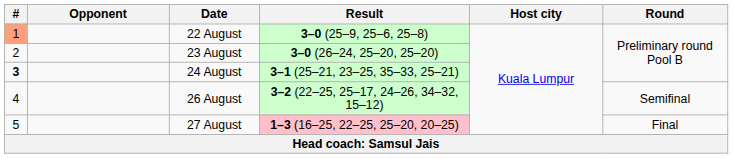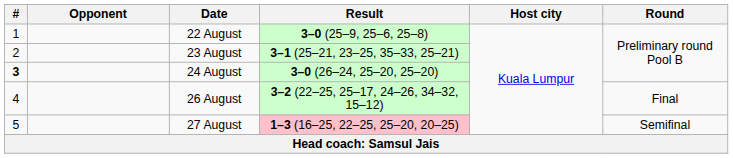(16, 34) lightsalmon background -> (16, 34) no background
(365, 53) 3–0 (26–24, 25–20, 25–20) -> (365, 53) 3–1 (25–21, 23–25, 35–33, 25–21)
(365, 72) 3–1 (25–21, 23–25, 35–33, 25–21) -> (365, 72) 3–0 (26–24, 25–20, 25–20)
(665, 99) Semifinal -> (665, 99) Final
(665, 125) Final -> (665, 125) Semifinal
